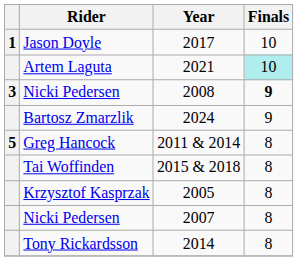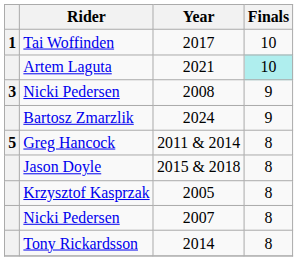(62, 42) Jason Doyle -> (69, 42) Tai Woffinden
(268, 92) bold -> (268, 92) normal
(69, 167) Tai Woffinden -> (62, 167) Jason Doyle
